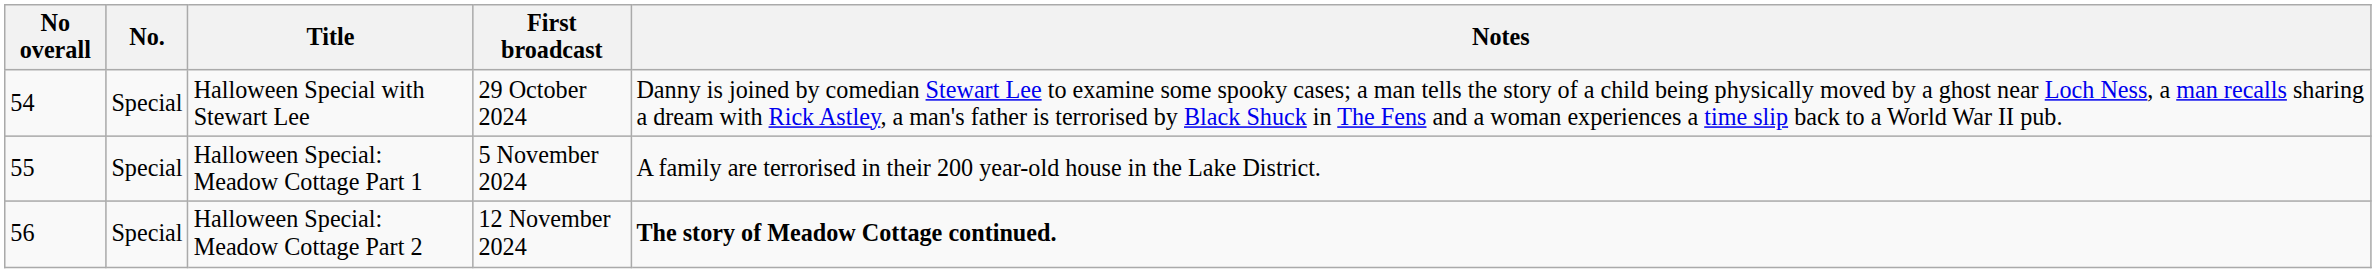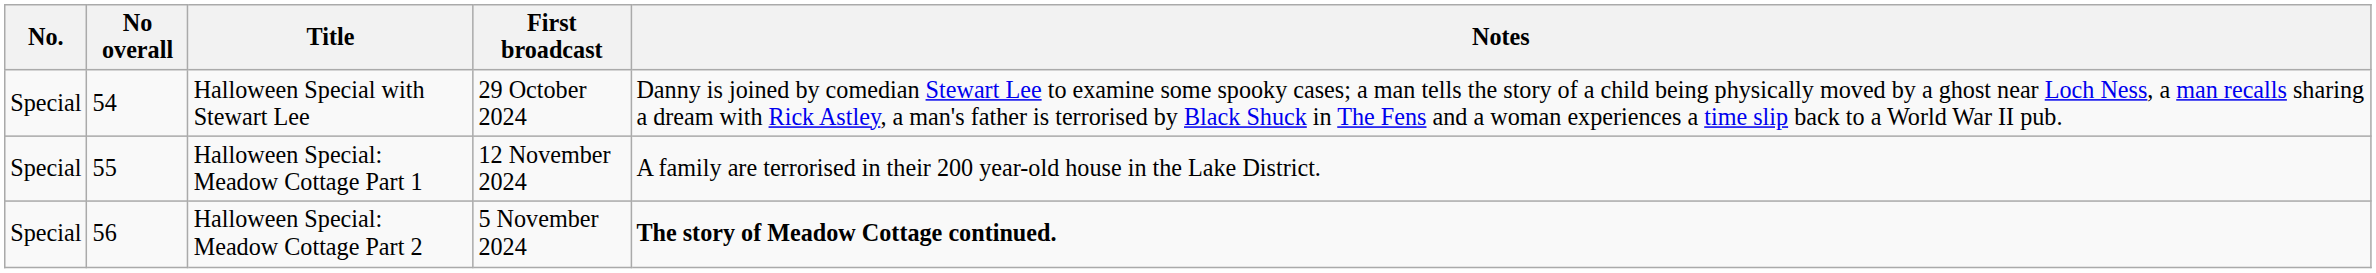columns swapped: (55, 37) <-> (147, 37)
(538, 168) 5 November 2024 -> (545, 168) 12 November 2024
(545, 233) 12 November 2024 -> (538, 233) 5 November 2024
